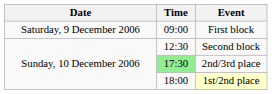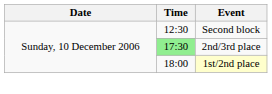- row: (231, 30)
